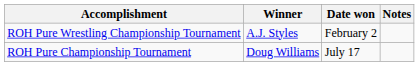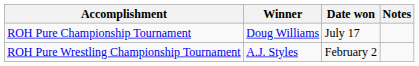rows swapped: (124, 33) <-> (99, 52)
